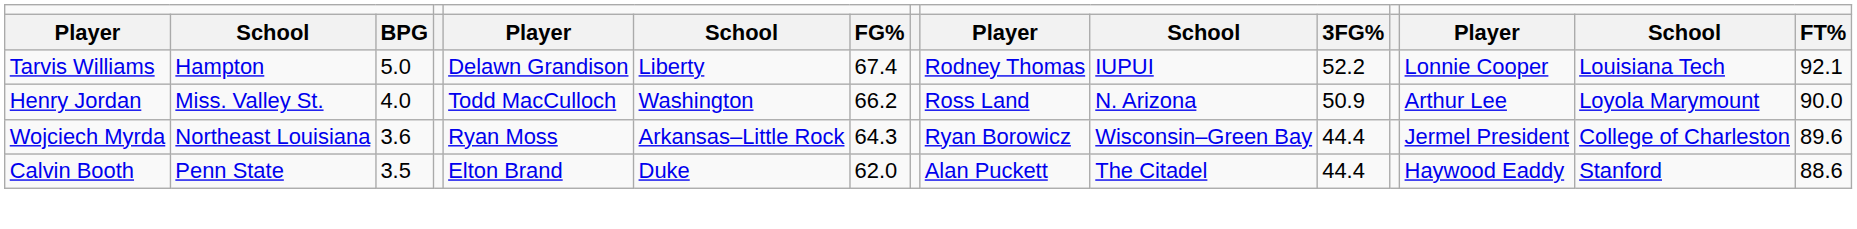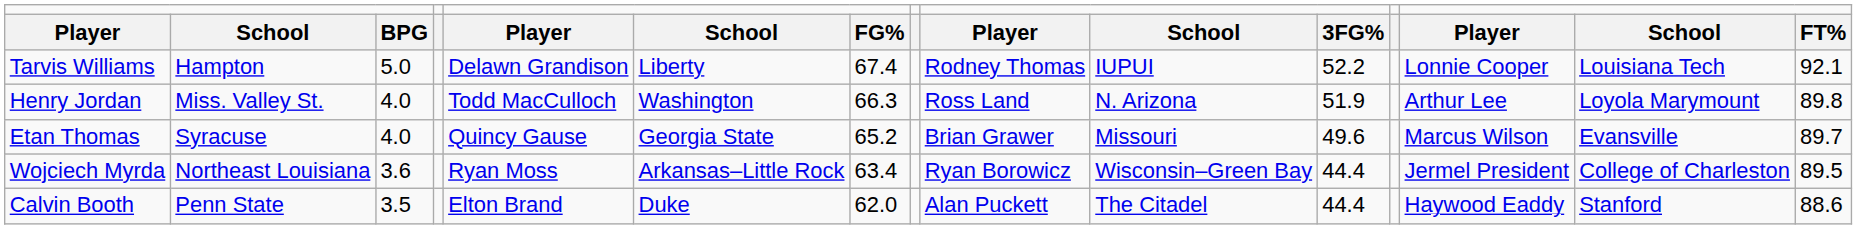(876, 101) 66.2 -> (876, 101) 66.3
(1344, 101) 50.9 -> (1344, 101) 51.9
(1821, 101) 90.0 -> (1821, 101) 89.8
+ row: (75, 136)
(876, 136) 64.3 -> (876, 171) 63.4
(1821, 136) 89.6 -> (1821, 171) 89.5
